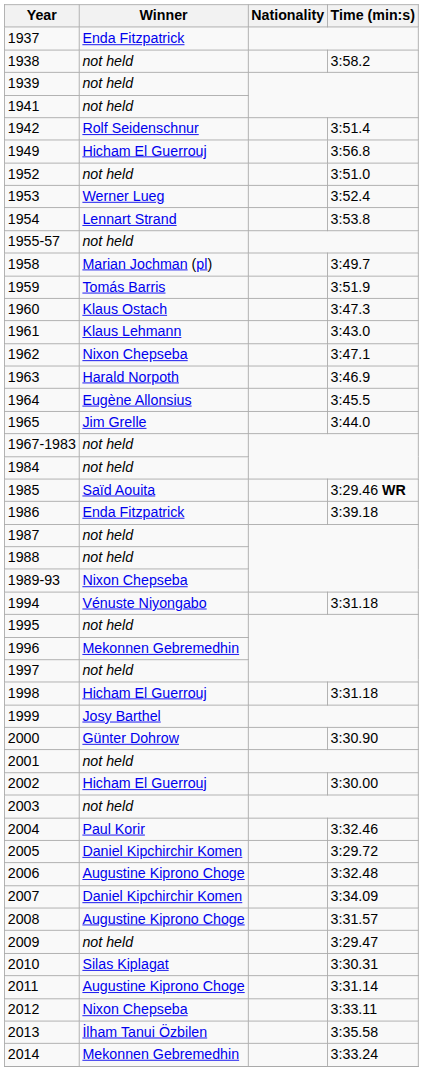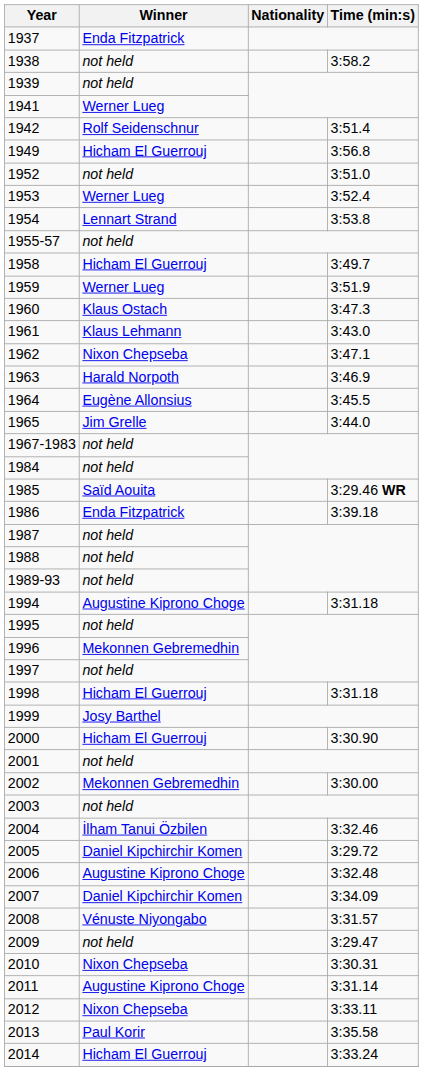(108, 106) not held -> (123, 106) Werner Lueg
(147, 264) Marian Jochman (pl) -> (145, 264) Hicham El Guerrouj
(124, 287) Tomás Barris -> (123, 287) Werner Lueg
(135, 580) Nixon Chepseba -> (108, 580) not held
(145, 603) Vénuste Niyongabo -> (164, 603) Augustine Kiprono Choge
(131, 738) Günter Dohrow -> (145, 738) Hicham El Guerrouj
(145, 783) Hicham El Guerrouj -> (161, 783) Mekonnen Gebremedhin
(114, 829) Paul Korir -> (145, 829) İlham Tanui Özbilen
(164, 919) Augustine Kiprono Choge -> (145, 919) Vénuste Niyongabo
(126, 964) Silas Kiplagat -> (135, 964) Nixon Chepseba
(145, 1032) İlham Tanui Özbilen -> (114, 1032) Paul Korir
(161, 1054) Mekonnen Gebremedhin -> (145, 1054) Hicham El Guerrouj
